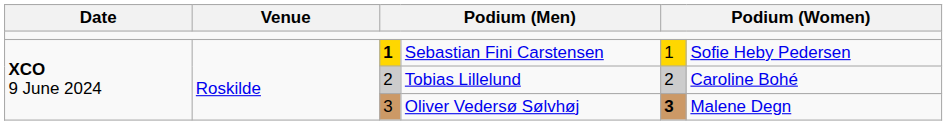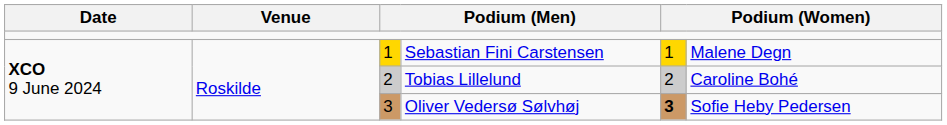(388, 52) bold -> (388, 52) normal
(771, 52) Sofie Heby Pedersen -> (741, 52) Malene Degn
(741, 106) Malene Degn -> (771, 106) Sofie Heby Pedersen
